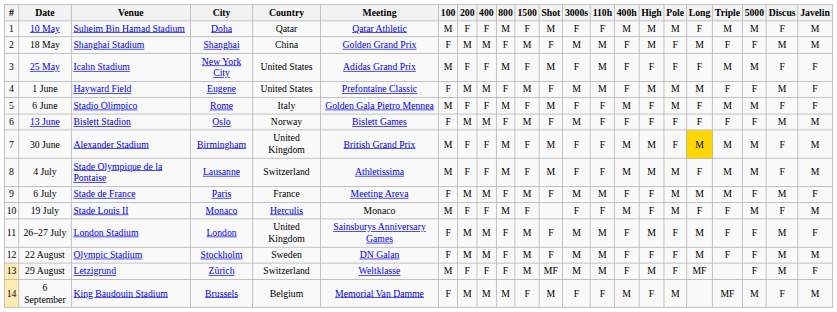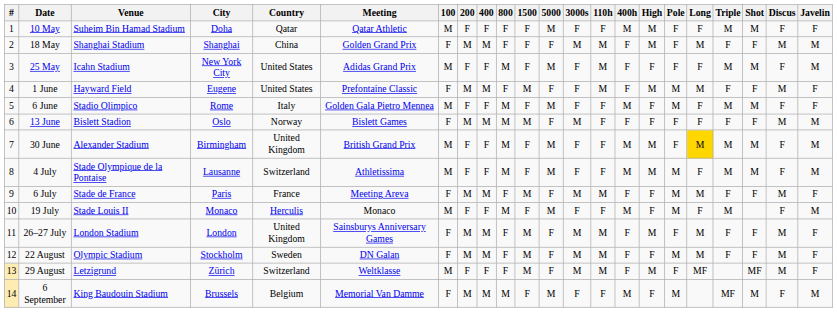columns swapped: (754, 12) <-> (551, 12)
(506, 29) M -> (506, 29) F
(675, 29) M -> (676, 29) F
(815, 29) M -> (815, 29) F
(527, 45) M -> (527, 45) F
(815, 67) F -> (815, 67) M
(576, 89) M -> (577, 89) F
(506, 122) F -> (506, 122) M
(727, 194) M -> (728, 194) F
(727, 210) F -> (728, 210) M
(675, 255) F -> (676, 255) M
(815, 255) M -> (815, 255) F
